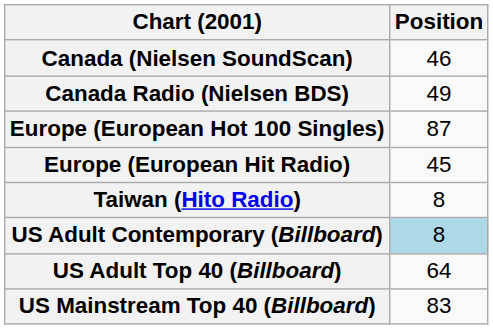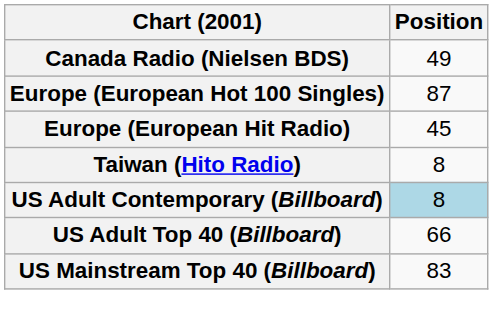- row: (197, 57)
(439, 270) 64 -> (439, 235) 66
